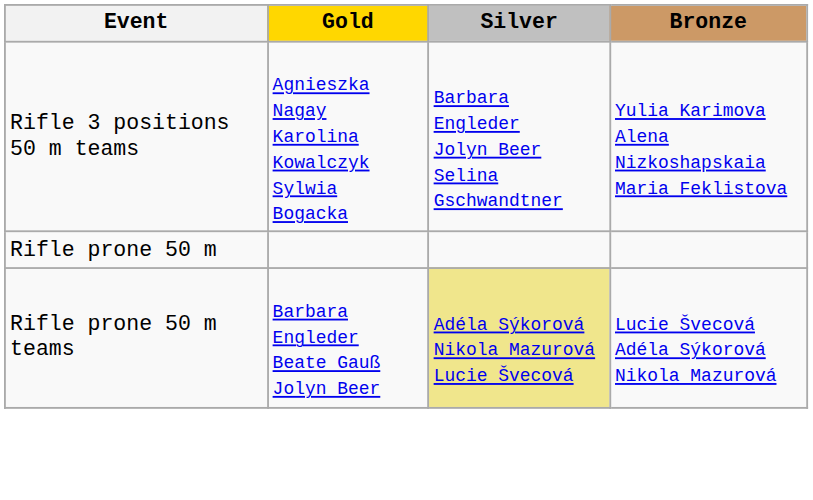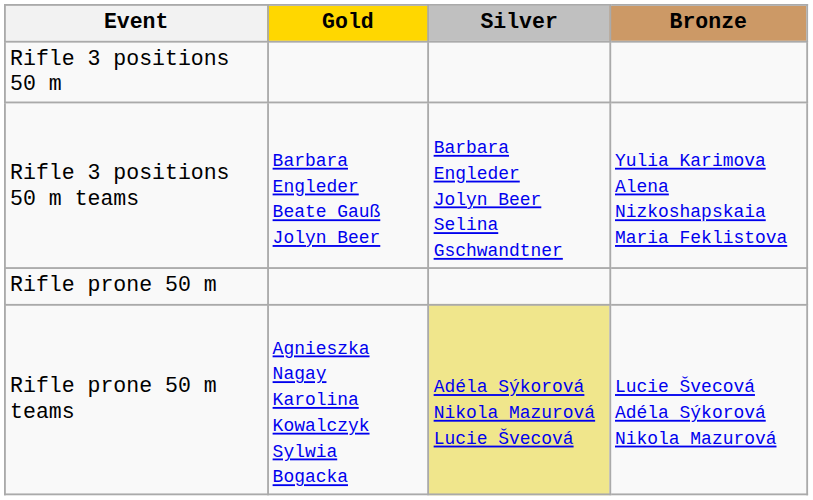+ row: (120, 72)
(321, 150) Agnieszka Nagay Karolina Kowalczyk Sylwia Bogacka -> (326, 199) Barbara Engleder Beate Gauß Jolyn Beer
(326, 351) Barbara Engleder Beate Gauß Jolyn Beer -> (321, 413) Agnieszka Nagay Karolina Kowalczyk Sylwia Bogacka
